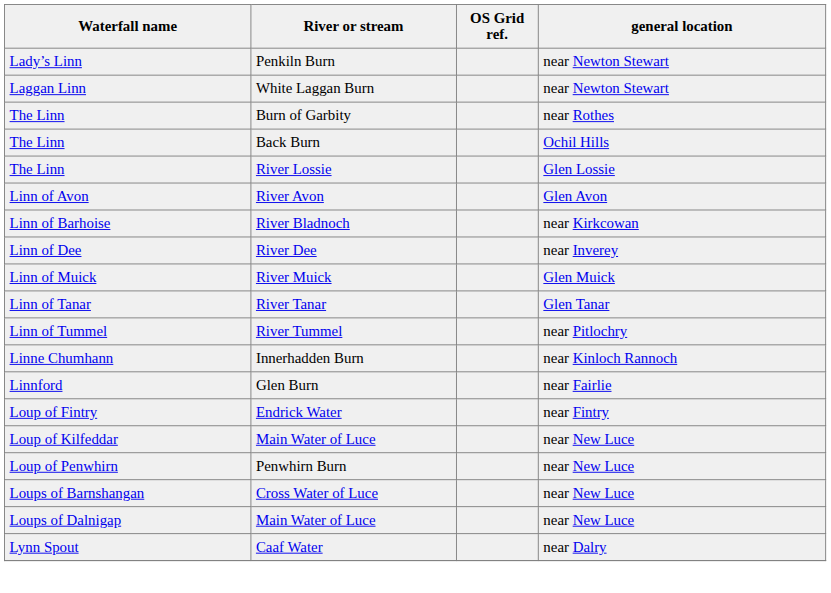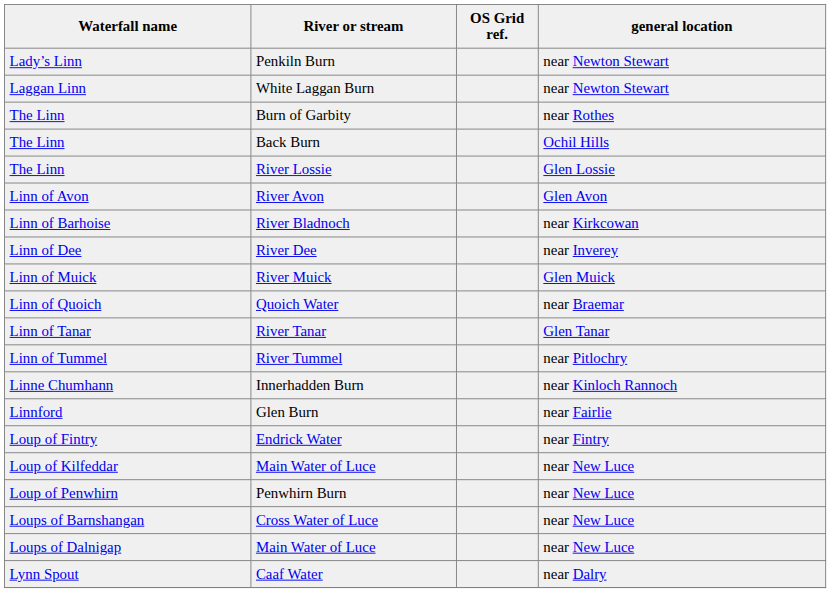+ row: (55, 304)
